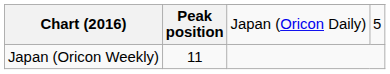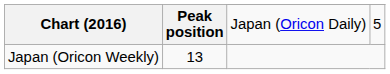(195, 56) 11 -> (195, 56) 13
